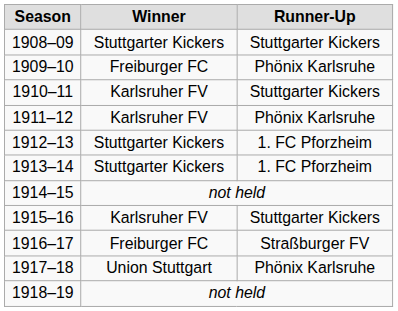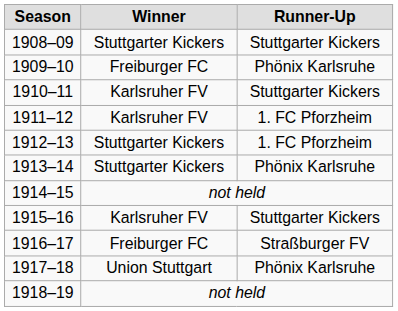(315, 117) Phönix Karlsruhe -> (315, 117) 1. FC Pforzheim
(315, 167) 1. FC Pforzheim -> (315, 167) Phönix Karlsruhe
